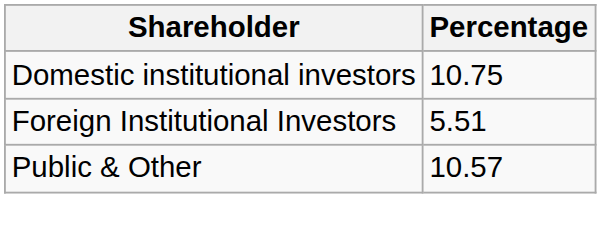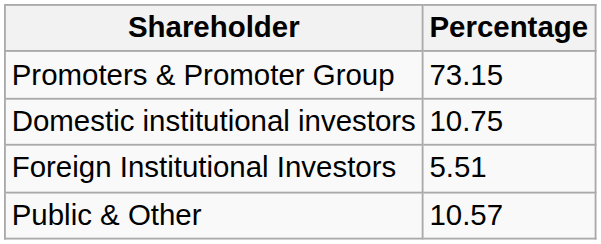+ row: (203, 74)
